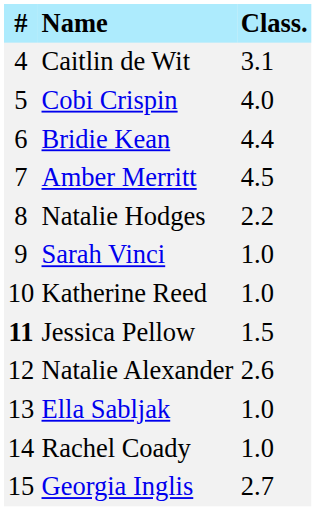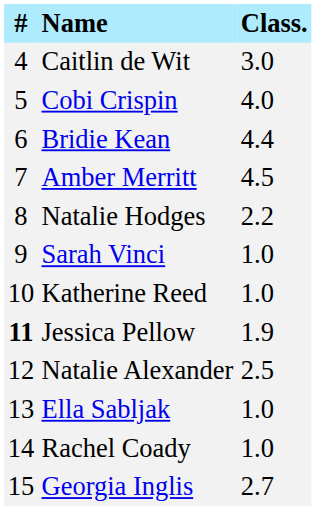(257, 61) 3.1 -> (257, 61) 3.0
(257, 332) 1.5 -> (257, 332) 1.9
(257, 370) 2.6 -> (257, 370) 2.5
